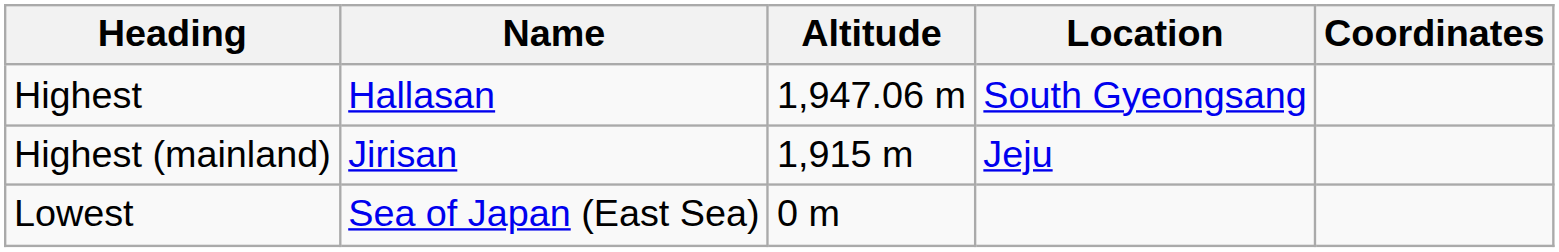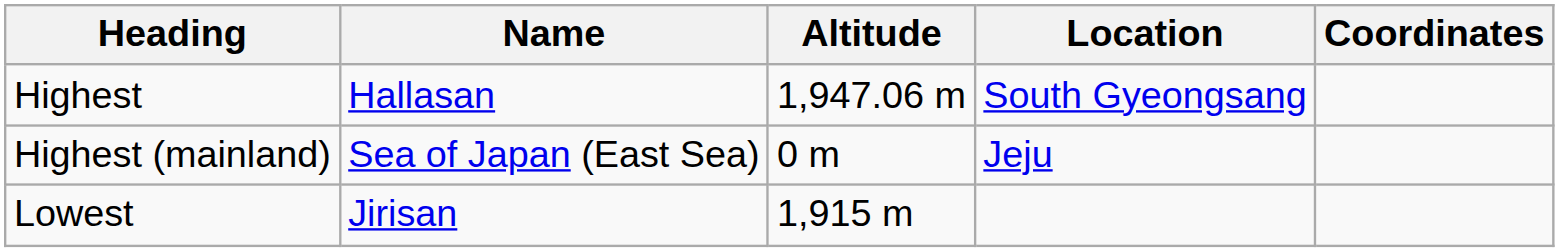(403, 154) Jirisan -> (554, 154) Sea of Japan (East Sea)
(845, 154) 1,915 m -> (808, 154) 0 m
(554, 214) Sea of Japan (East Sea) -> (403, 214) Jirisan
(808, 214) 0 m -> (845, 214) 1,915 m
